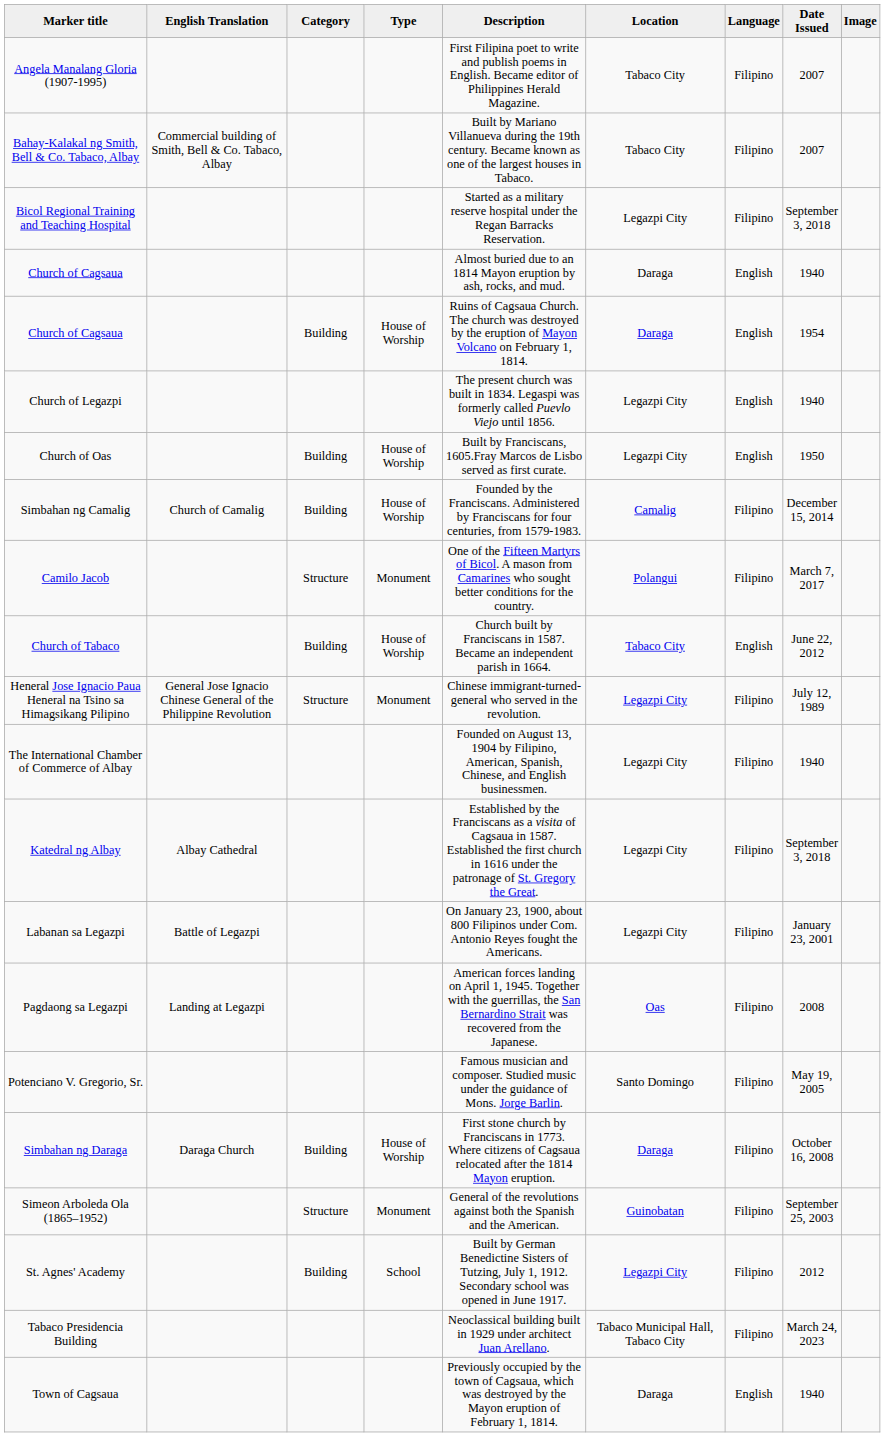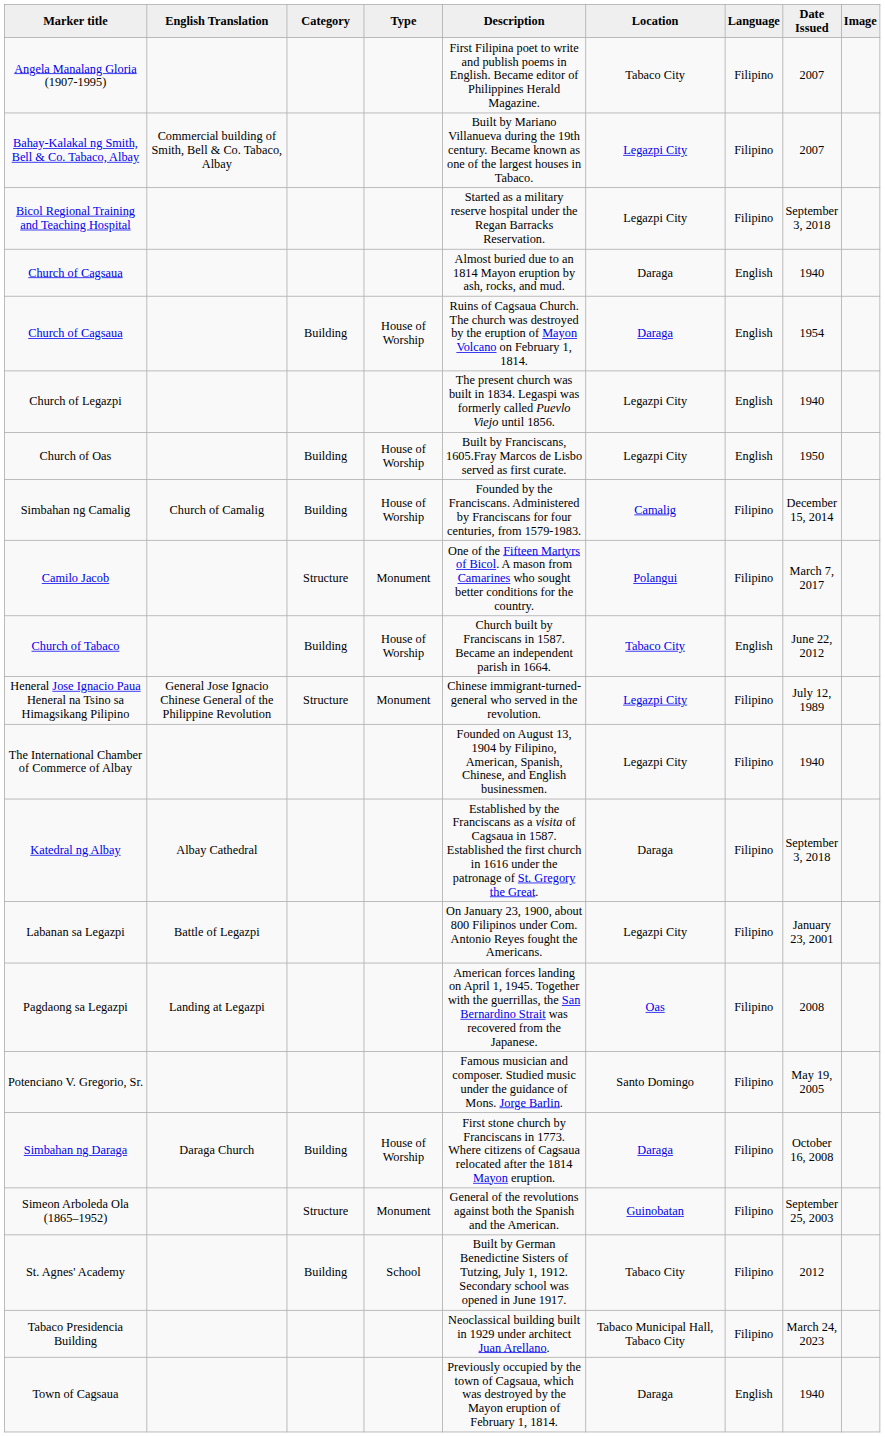(655, 150) Tabaco City -> (655, 150) Legazpi City
(655, 850) Legazpi City -> (655, 850) Daraga
(655, 1272) Legazpi City -> (655, 1272) Tabaco City
